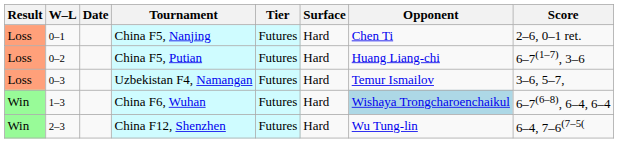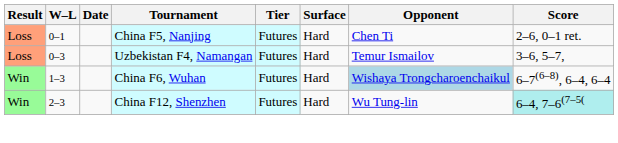- row: (158, 57)
(550, 126) no background -> (550, 102) paleturquoise background
